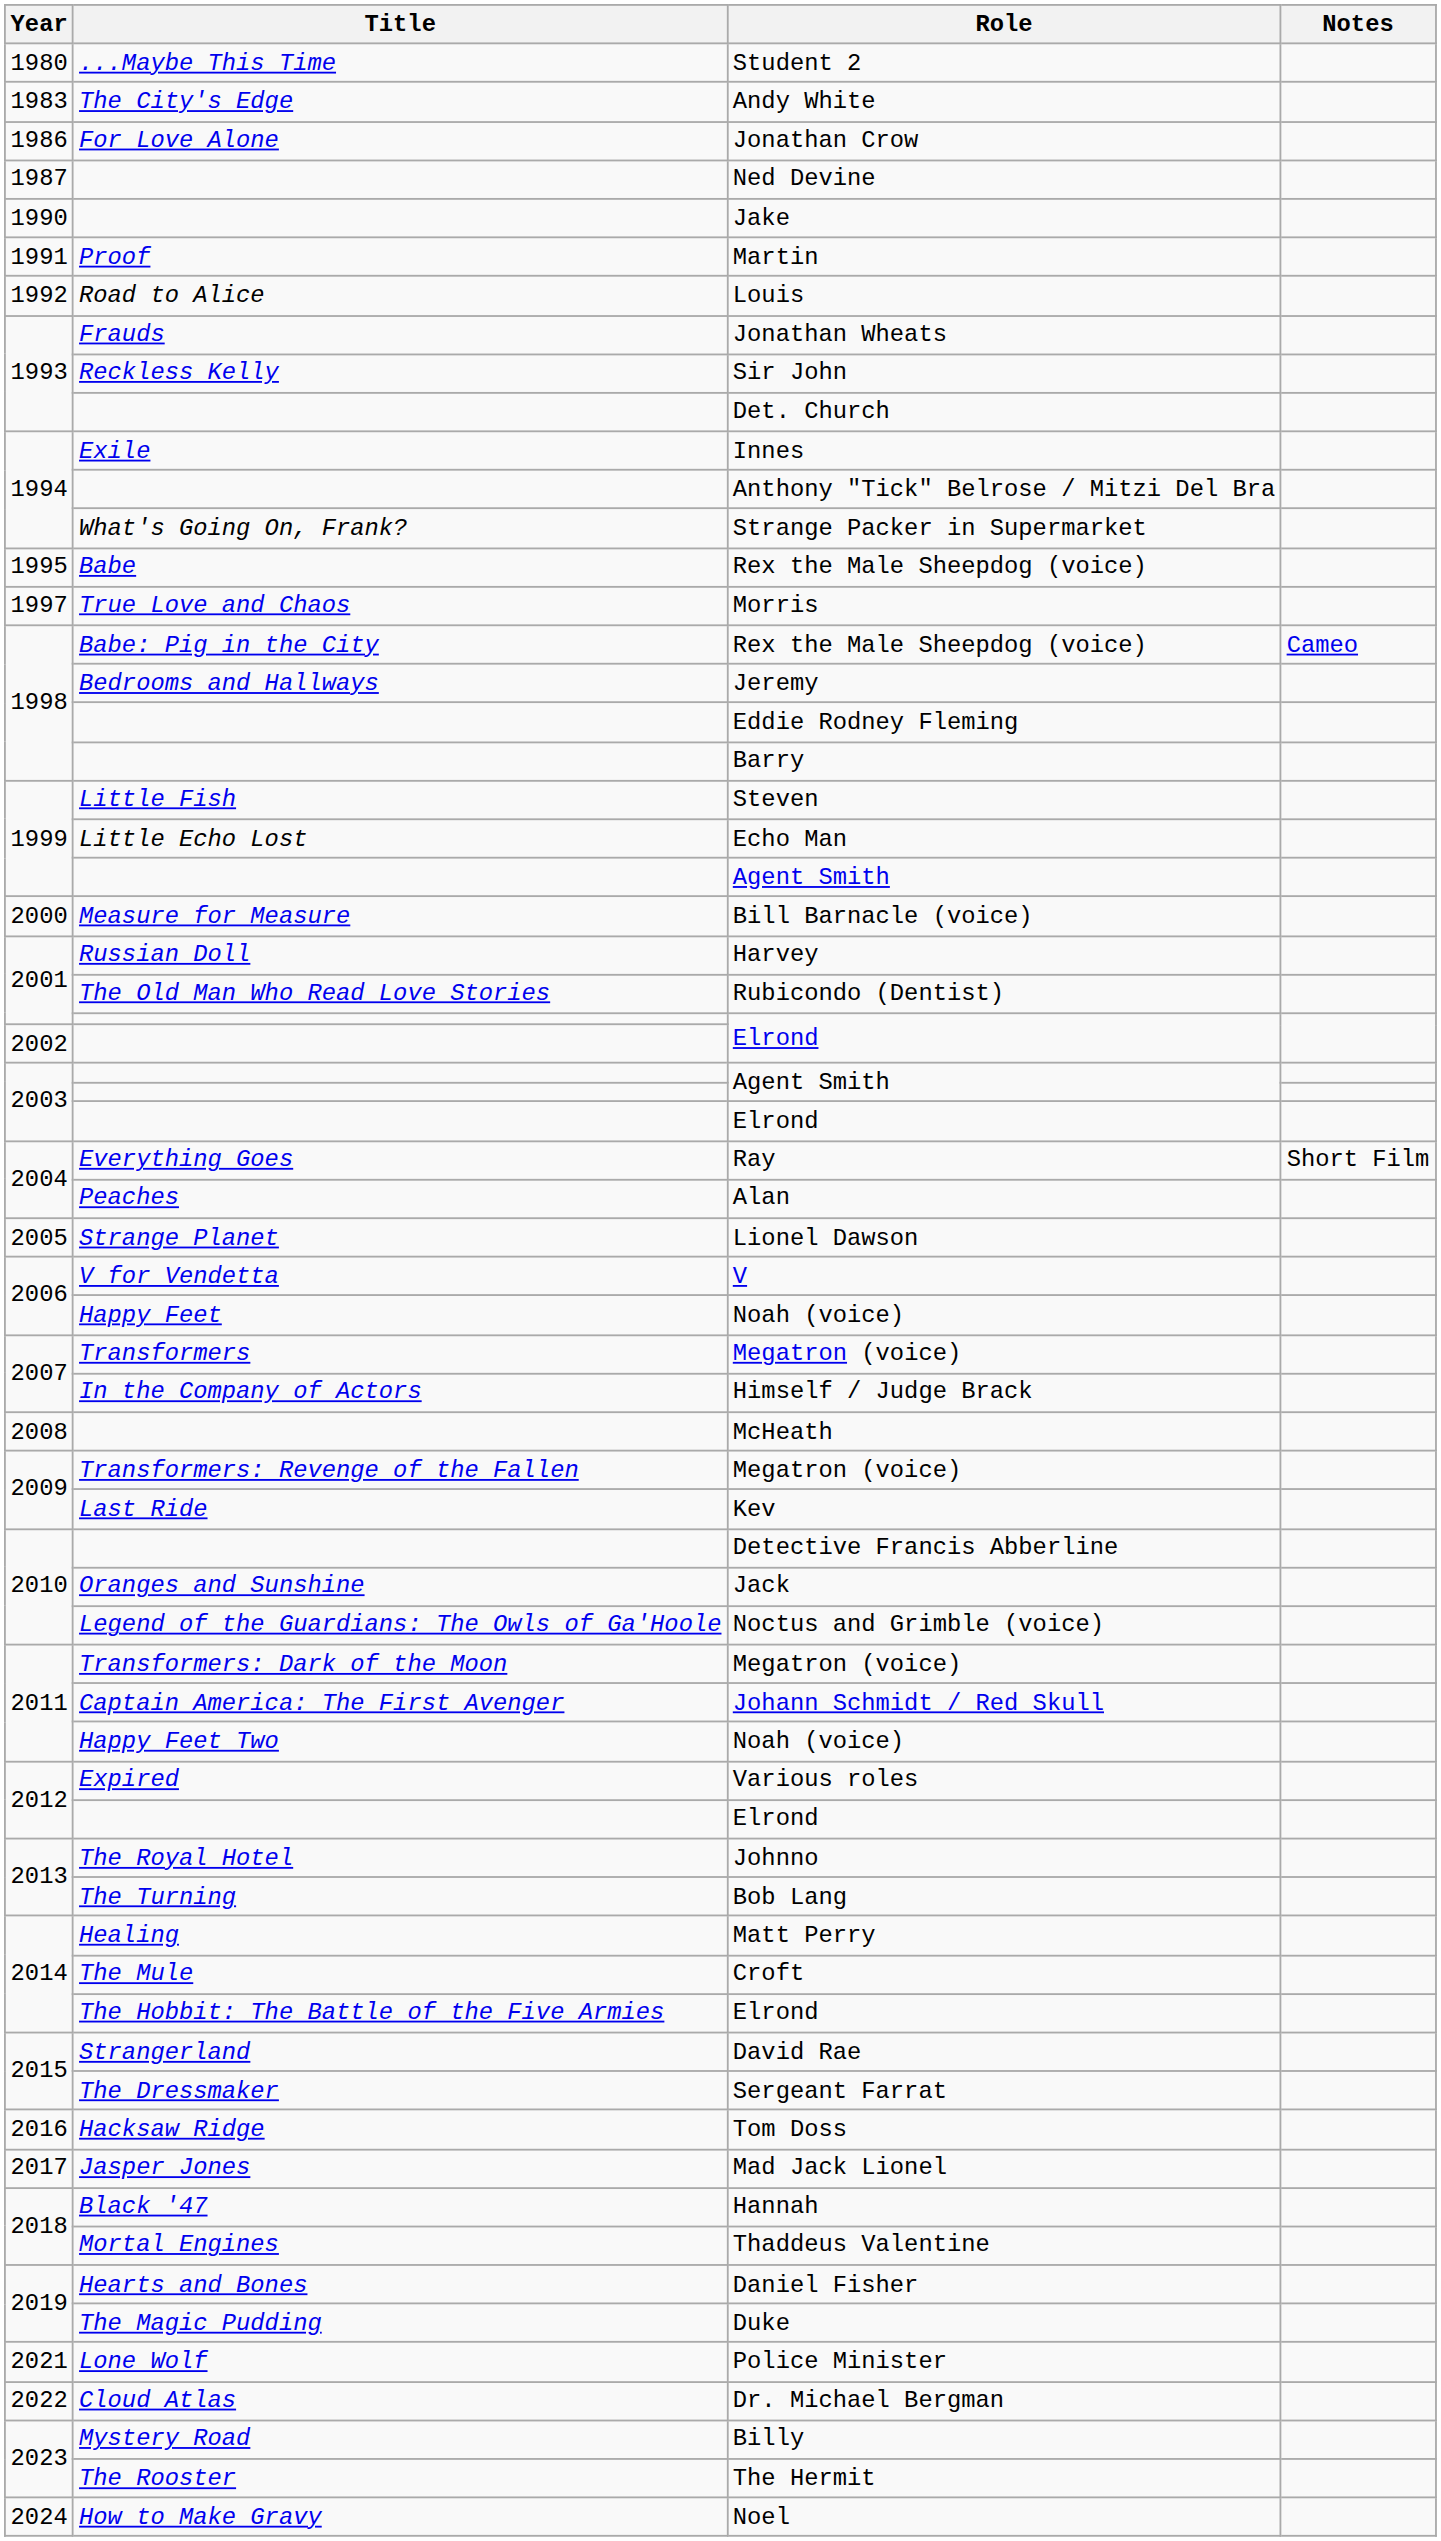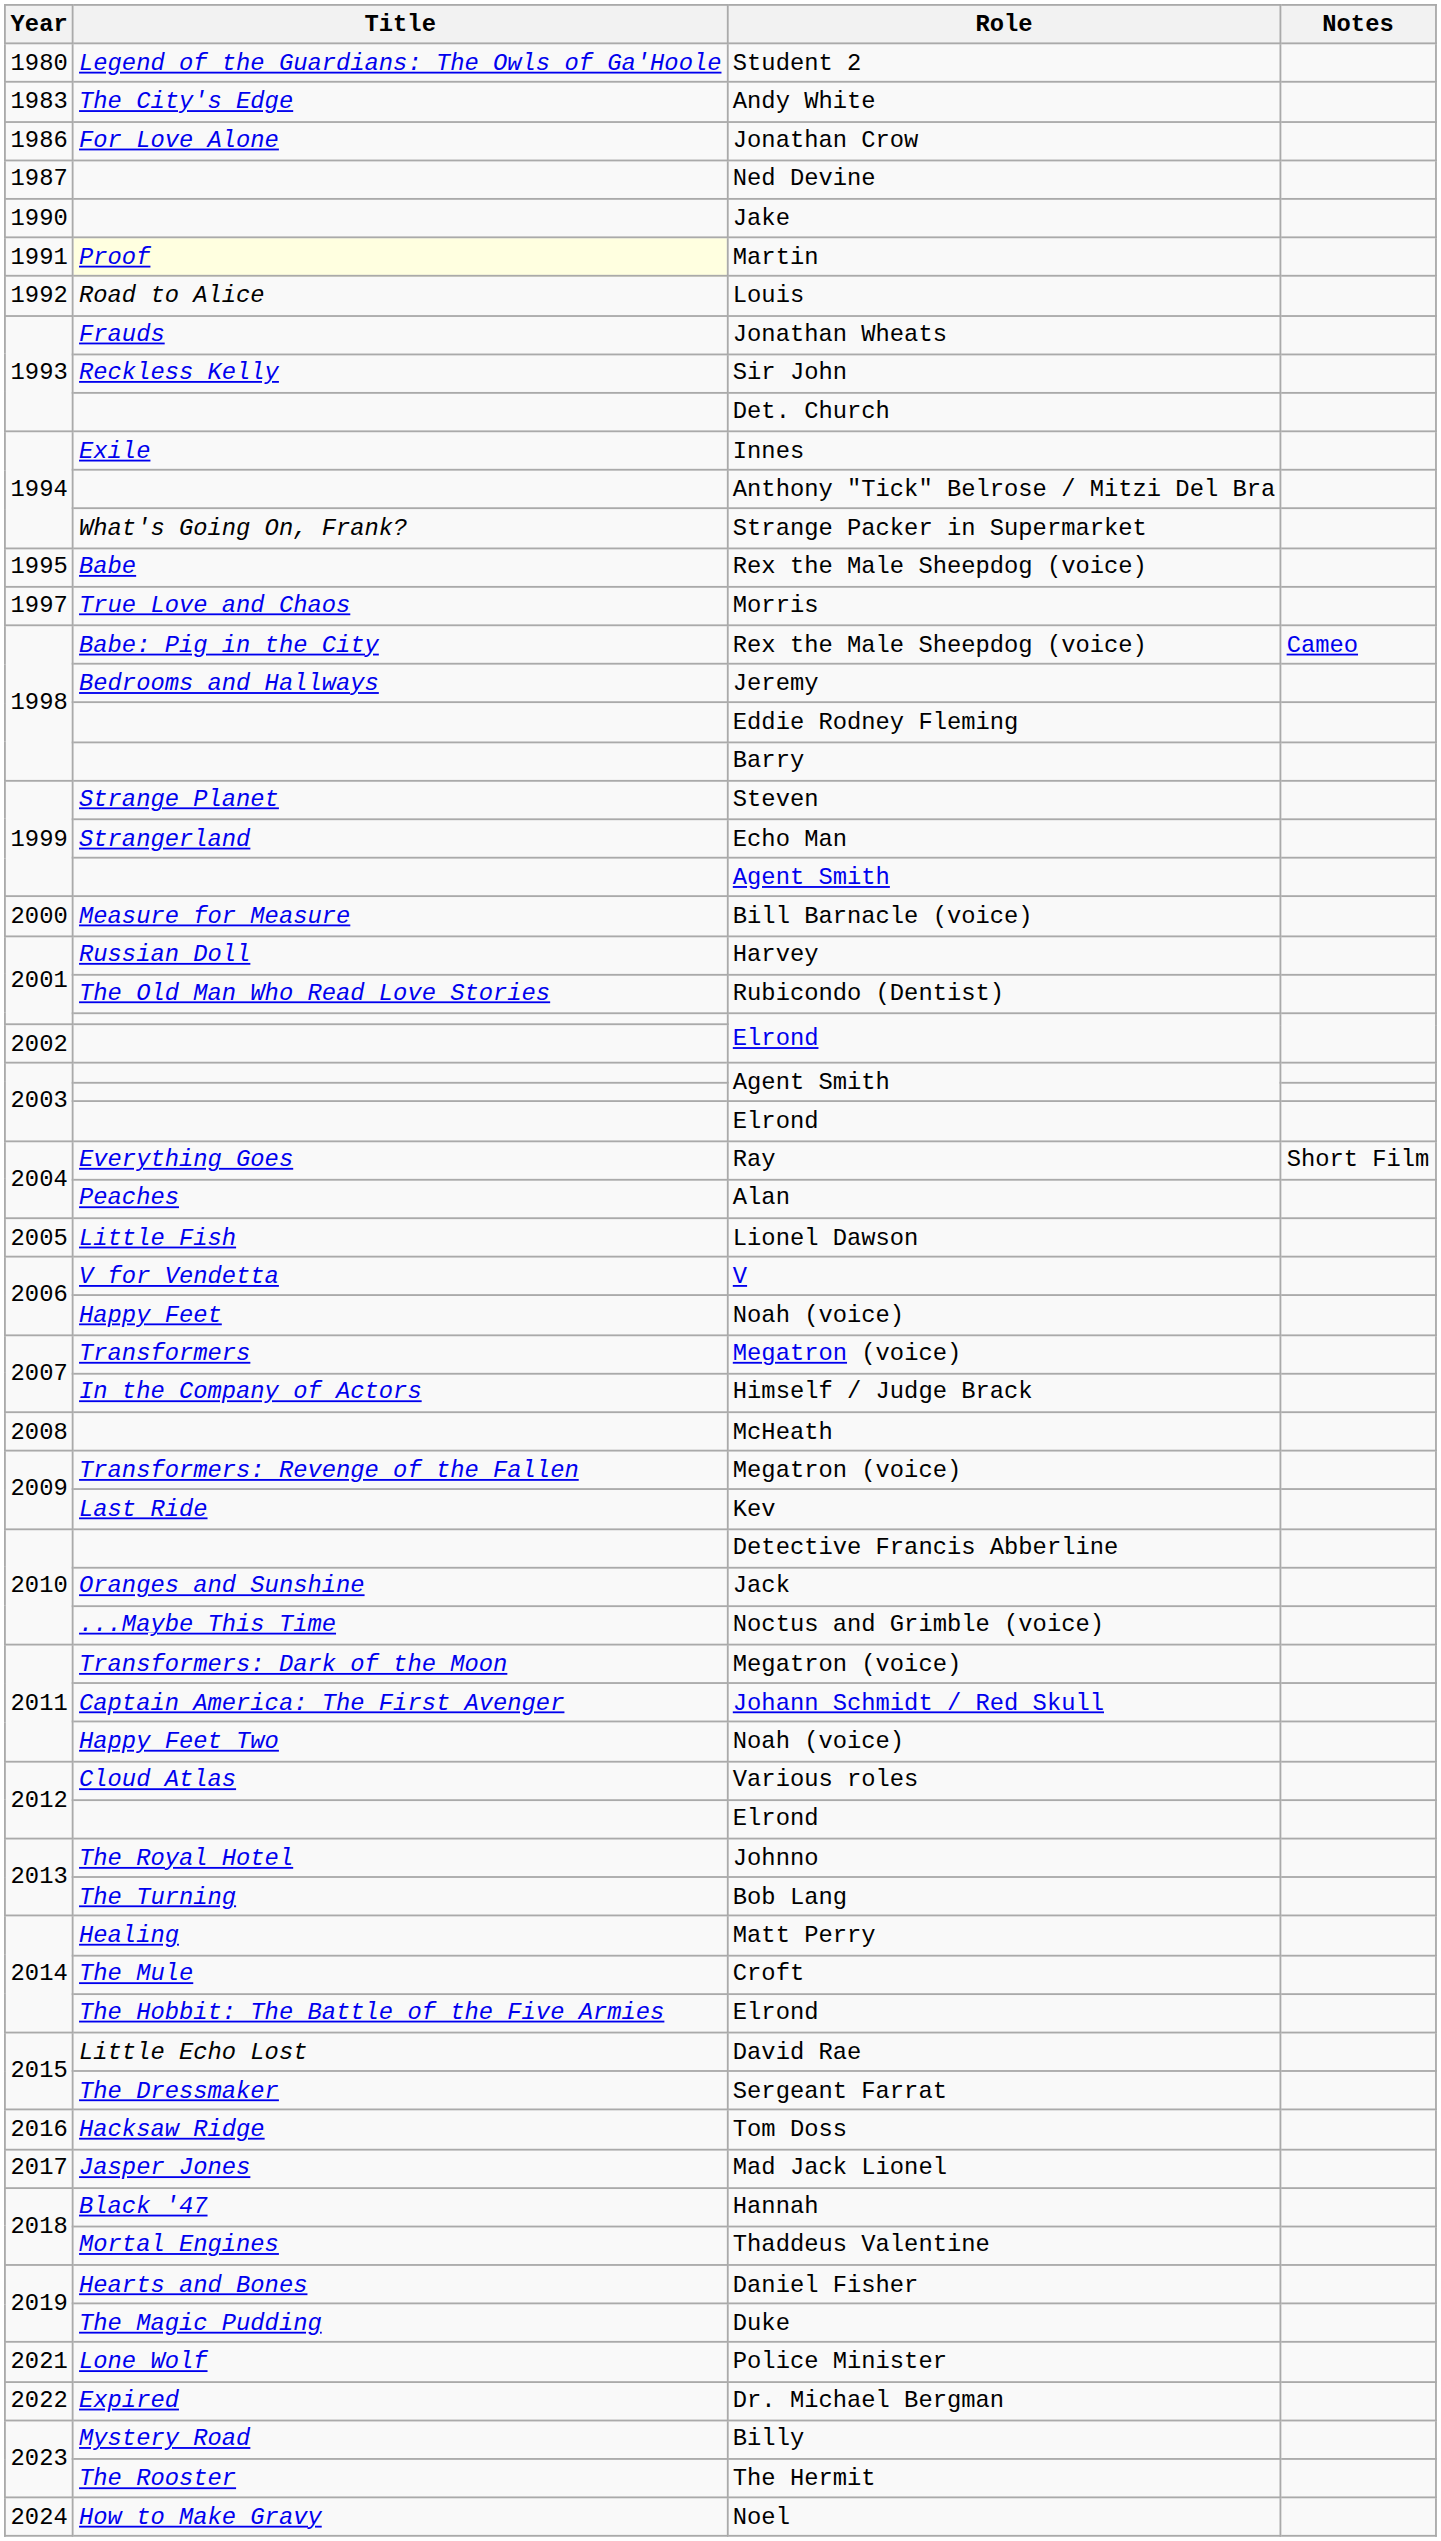(208, 63) ...Maybe This Time -> (400, 63) Legend of the Guardians: The Owls of Ga'Hoole
(115, 257) no background -> (115, 257) lightyellow background
(158, 800) Little Fish -> (179, 800) Strange Planet
(193, 839) Little Echo Lost -> (165, 839) Strangerland
(179, 1238) Strange Planet -> (158, 1238) Little Fish
(400, 1625) Legend of the Guardians: The Owls of Ga'Hoole -> (208, 1625) ...Maybe This Time
(129, 1780) Expired -> (158, 1780) Cloud Atlas
(165, 2052) Strangerland -> (193, 2052) Little Echo Lost
(158, 2401) Cloud Atlas -> (129, 2401) Expired
